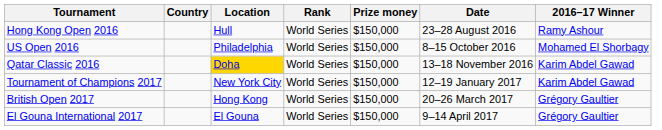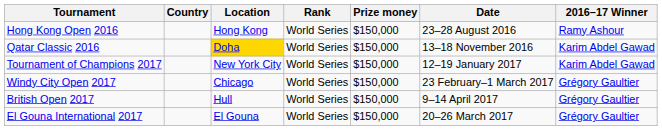(223, 30) Hull -> (241, 30) Hong Kong
- row: (43, 47)
+ row: (61, 82)
(241, 99) Hong Kong -> (223, 99) Hull
(468, 99) 20–26 March 2017 -> (460, 99) 9–14 April 2017
(460, 116) 9–14 April 2017 -> (468, 116) 20–26 March 2017
